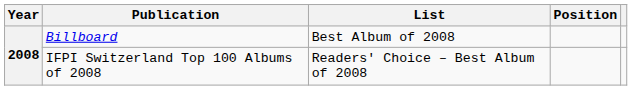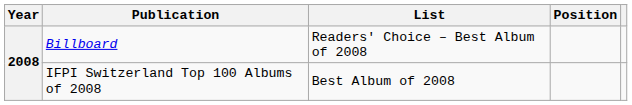(383, 37) Best Album of 2008 -> (423, 45) Readers' Choice – Best Album of 2008
(423, 66) Readers' Choice – Best Album of 2008 -> (383, 81) Best Album of 2008
